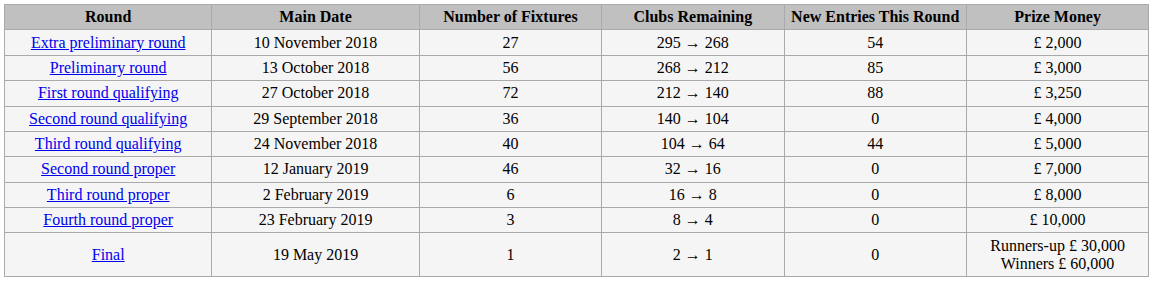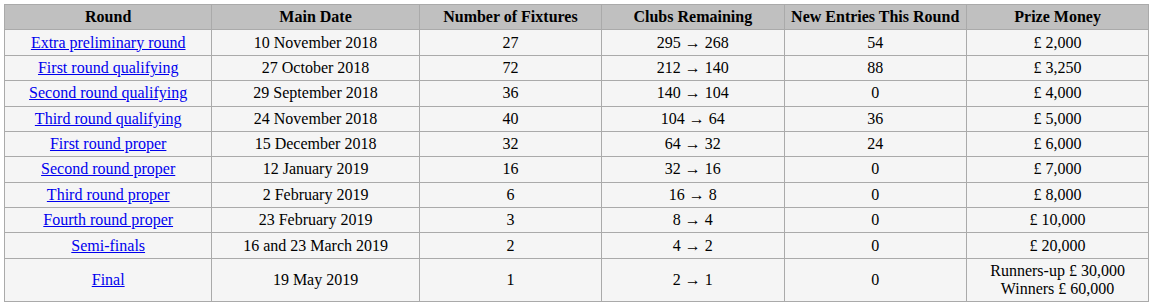- row: (108, 67)
(875, 144) 44 -> (875, 118) 36
+ row: (108, 144)
(510, 169) 46 -> (510, 169) 16
+ row: (108, 245)
